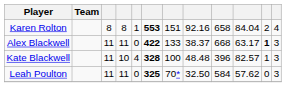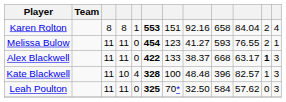+ row: (38, 43)
